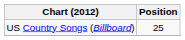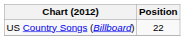(158, 27) 25 -> (158, 27) 22
